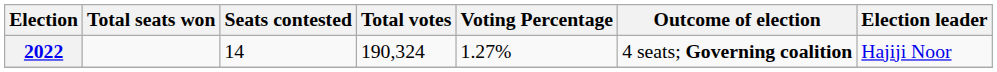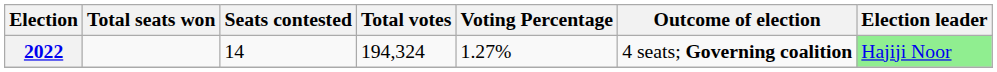(393, 51) 190,324 -> (393, 51) 194,324
(906, 51) no background -> (906, 51) lightgreen background
